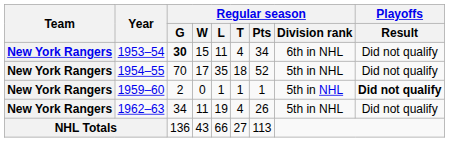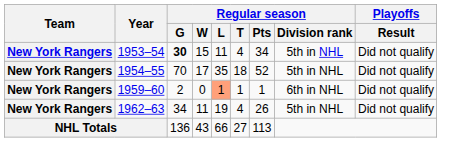(315, 52) 6th in NHL -> (315, 52) 5th in NHL
(221, 90) no background -> (221, 90) lightsalmon background
(315, 90) 5th in NHL -> (315, 90) 6th in NHL
(400, 90) bold -> (396, 90) normal
